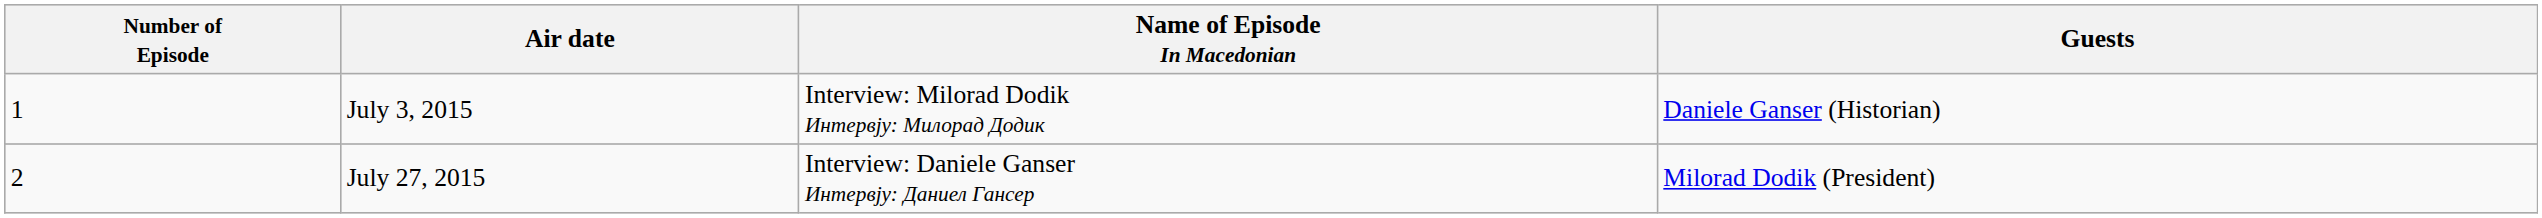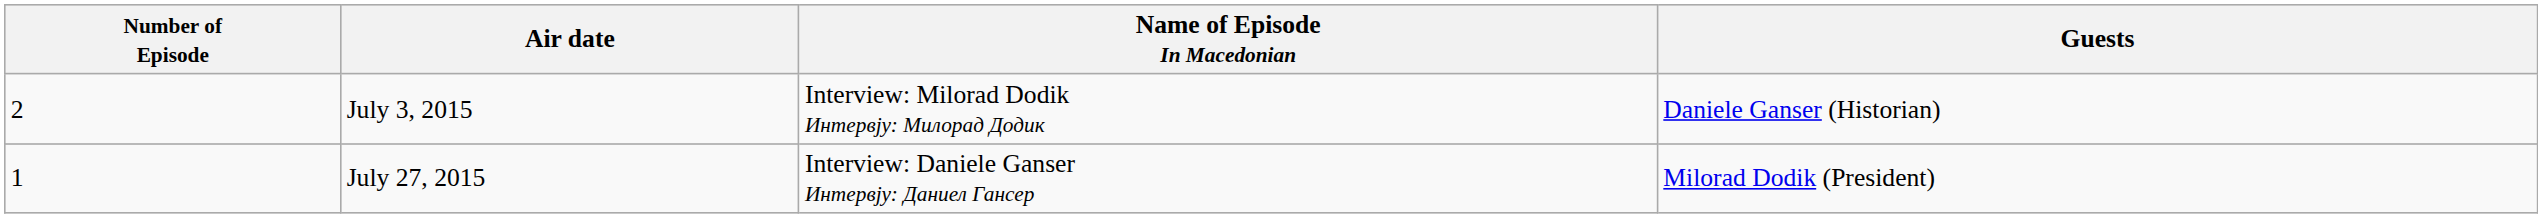(17, 108) 1 -> (17, 108) 2
(17, 178) 2 -> (17, 178) 1
